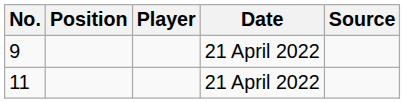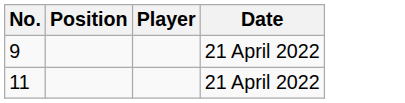- column: (362, 20)
